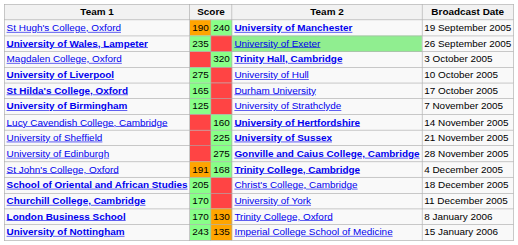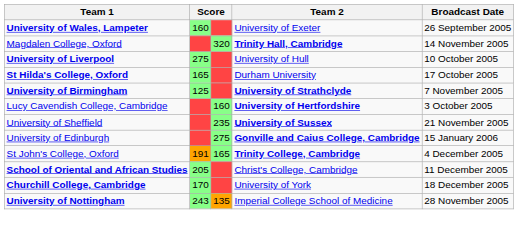- row: (64, 28)
(200, 43) 235 -> (200, 28) 160
(277, 43) lightgreen background -> (277, 28) no background
(458, 59) 3 October 2005 -> (466, 43) 14 November 2005
(288, 106) normal -> (293, 91) bold
(466, 122) 14 November 2005 -> (458, 106) 3 October 2005
(222, 138) 225 -> (222, 122) 235
(466, 153) 28 November 2005 -> (461, 138) 15 January 2006
(222, 169) 168 -> (222, 153) 165
(466, 185) 18 December 2005 -> (466, 169) 11 December 2005
(466, 201) 11 December 2005 -> (466, 185) 18 December 2005
- row: (66, 216)
(461, 232) 15 January 2006 -> (466, 201) 28 November 2005
